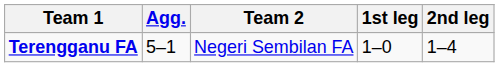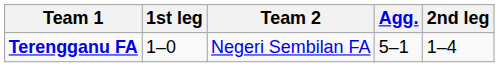columns swapped: (166, 18) <-> (390, 18)
